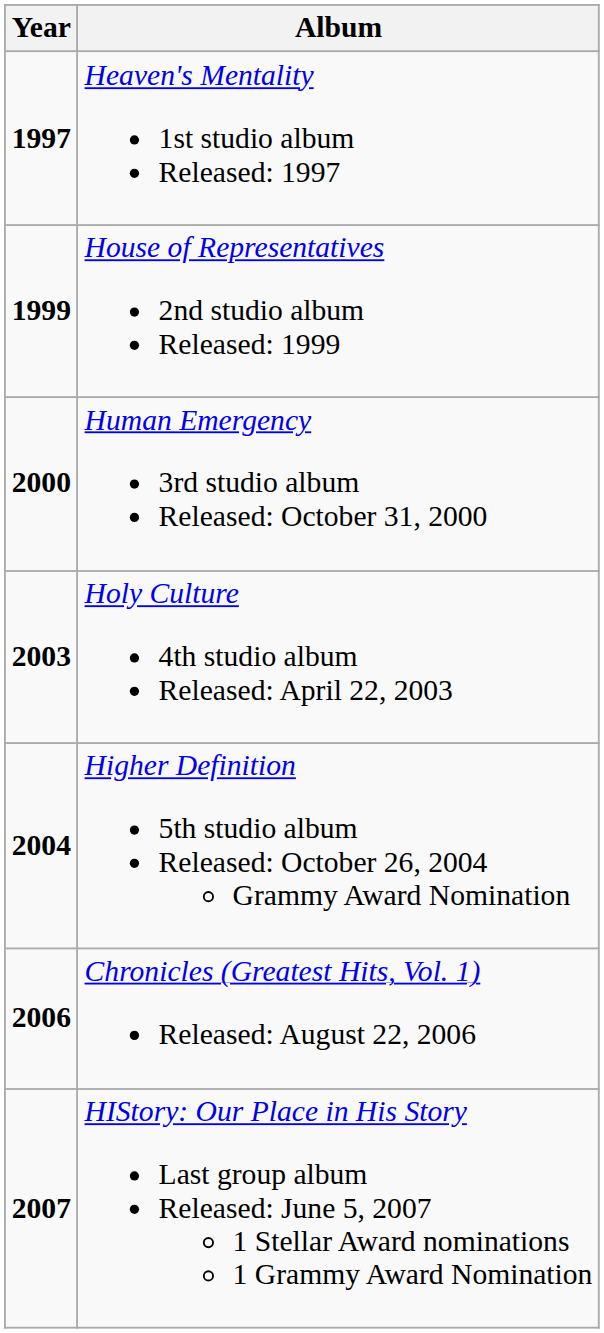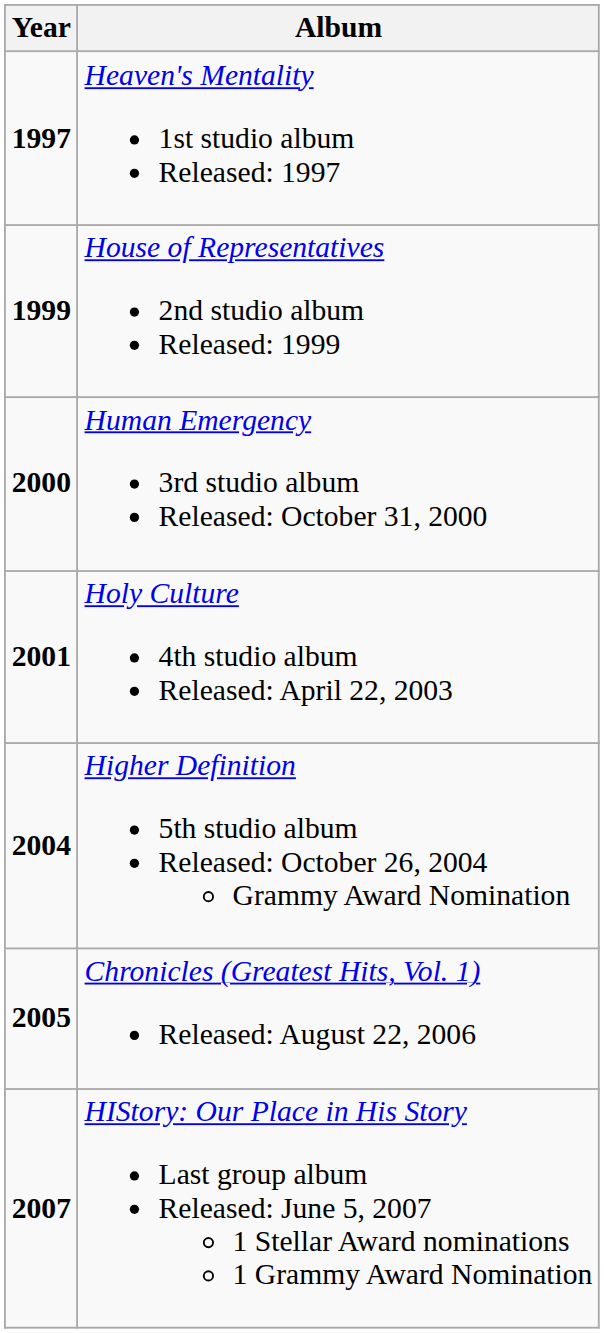(41, 656) 2003 -> (41, 656) 2001
(41, 1018) 2006 -> (41, 1018) 2005
